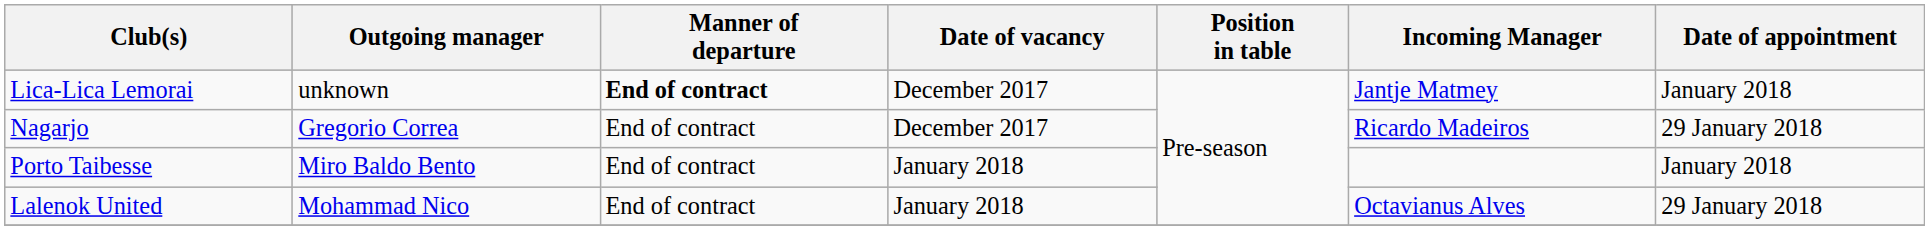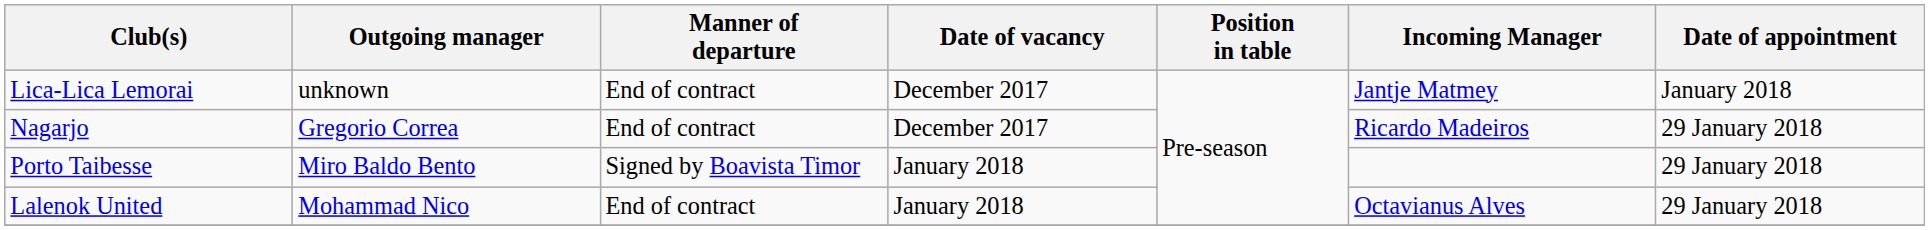(687, 89) bold -> (680, 89) normal
(680, 166) End of contract -> (733, 166) Signed by Boavista Timor
(1726, 166) January 2018 -> (1742, 166) 29 January 2018
